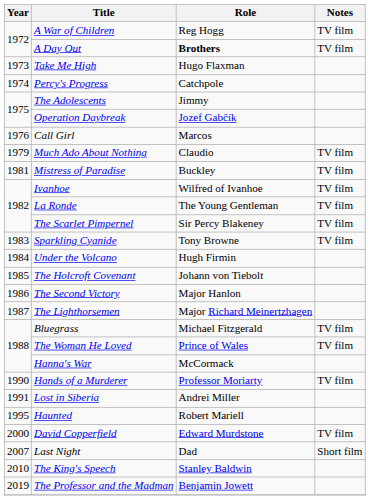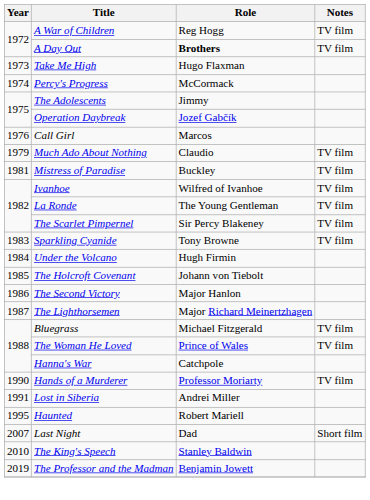(201, 83) Catchpole -> (206, 83) McCormack
(206, 363) McCormack -> (201, 363) Catchpole
- row: (75, 433)
